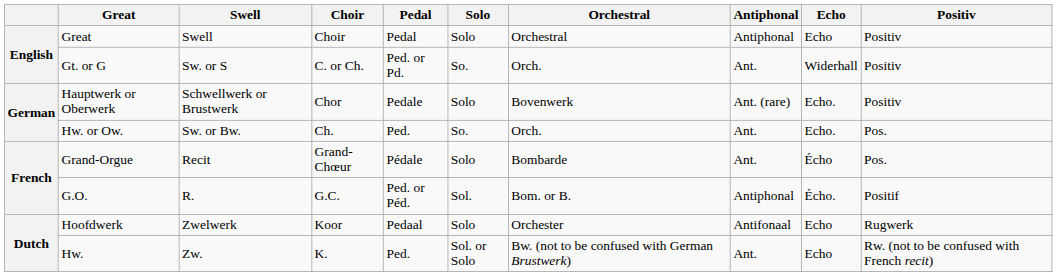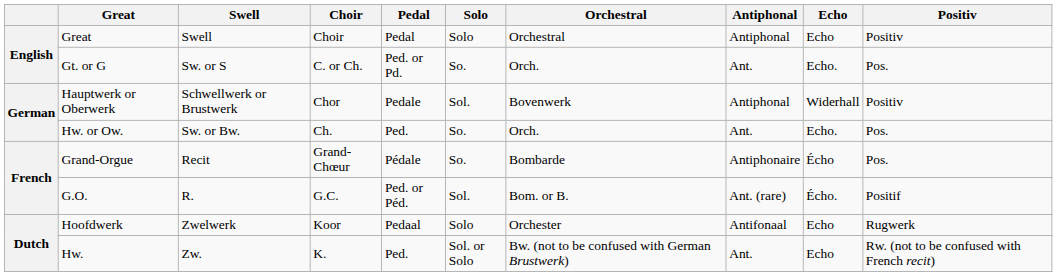(831, 65) Widerhall -> (822, 65) Echo.
(883, 65) Positiv -> (877, 65) Pos.
(463, 101) Solo -> (459, 101) Sol.
(762, 101) Ant. (rare) -> (759, 101) Antiphonal
(820, 101) Echo. -> (833, 101) Widerhall
(463, 159) Solo -> (458, 159) So.
(745, 159) Ant. -> (765, 159) Antiphonaire
(764, 195) Antiphonal -> (758, 195) Ant. (rare)
